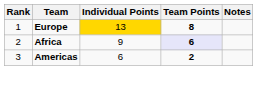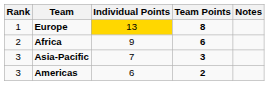(191, 42) lavender background -> (203, 42) no background
+ row: (62, 57)
